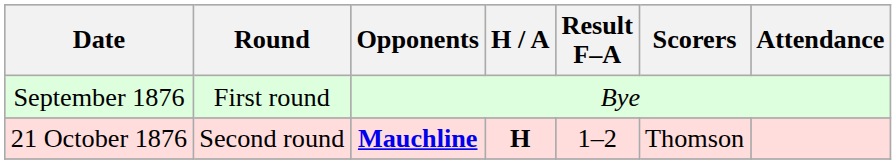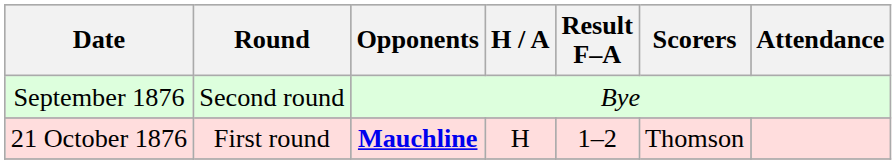(272, 96) First round -> (272, 96) Second round
(272, 138) Second round -> (272, 138) First round
(520, 138) bold -> (520, 138) normal
